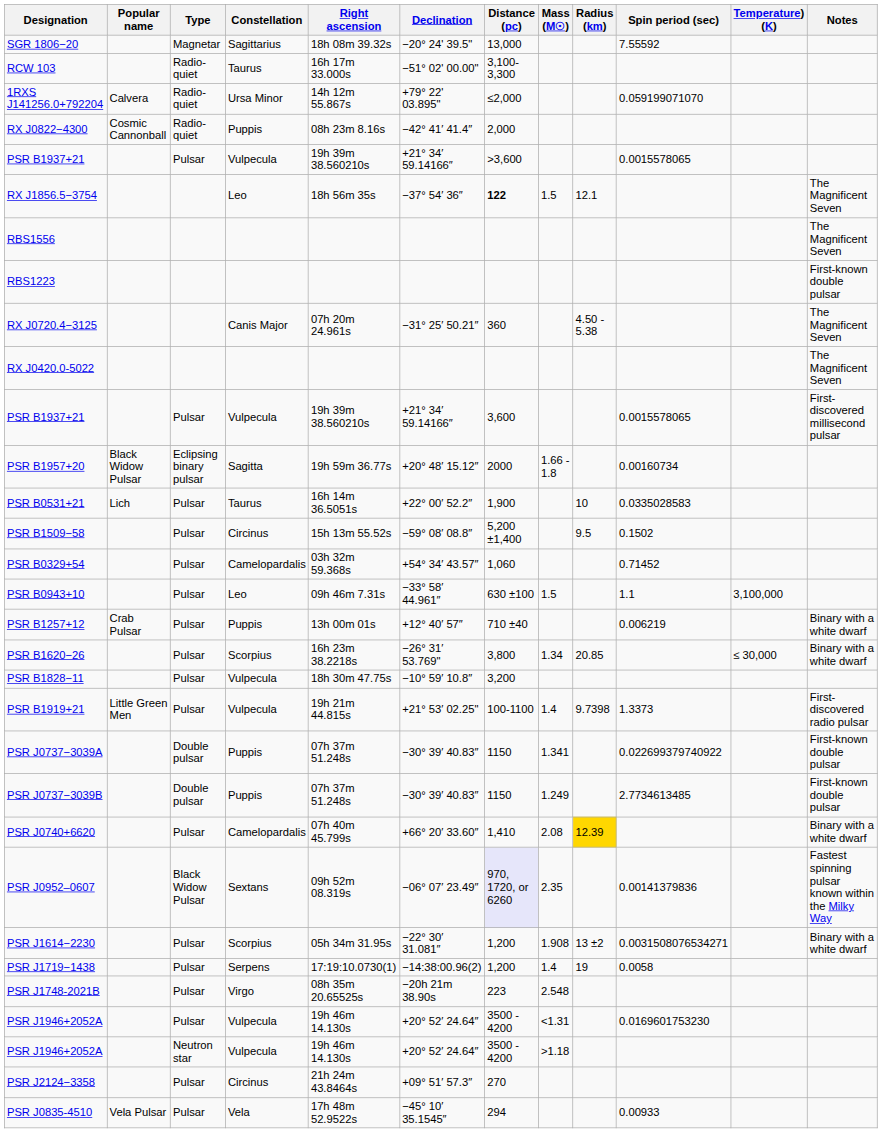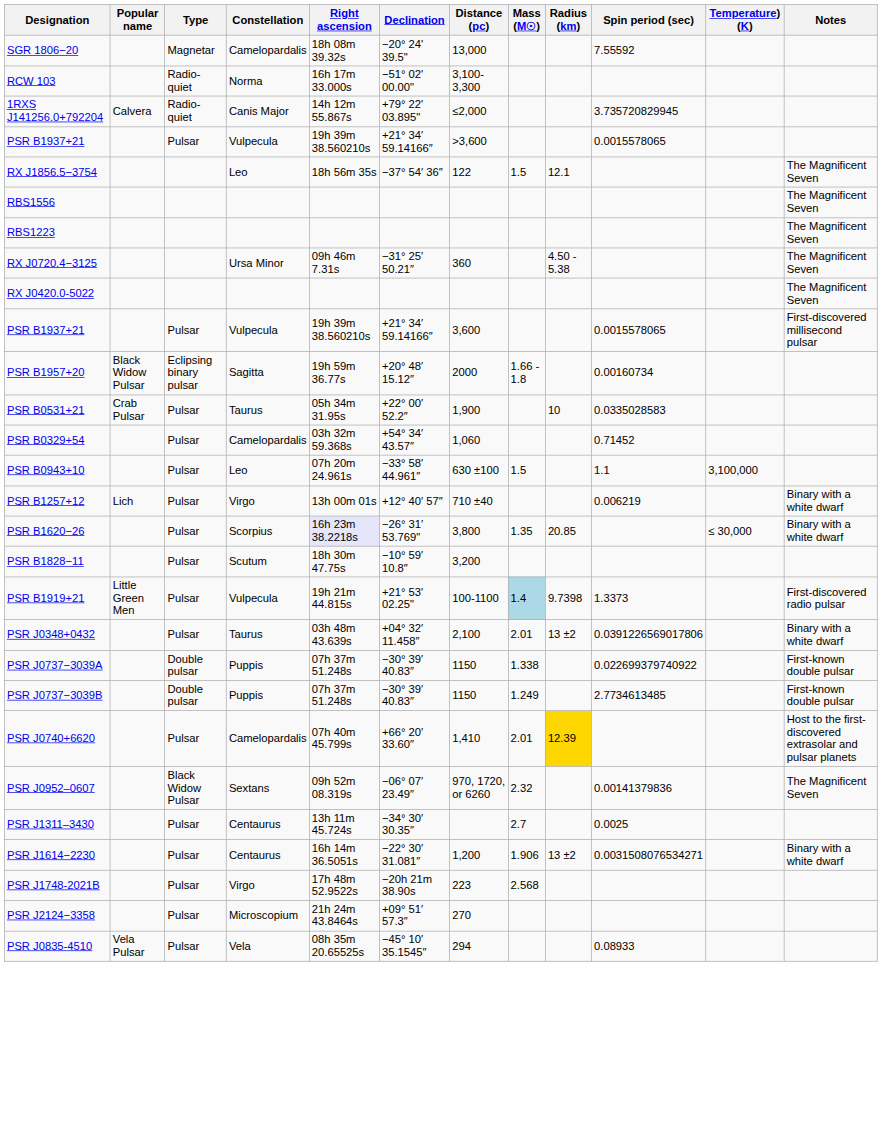(254, 44) Sagittarius -> (268, 50) Camelopardalis
(245, 68) Taurus -> (246, 81) Norma
(255, 98) Ursa Minor -> (259, 111) Canis Major
(661, 98) 0.059199071070 -> (636, 111) 3.735720829945
- row: (47, 129)
(497, 196) bold -> (462, 172) normal
(839, 282) First-known double pulsar -> (827, 232) The Magnificent Seven
(258, 325) Canis Major -> (256, 263) Ursa Minor
(333, 325) 07h 20m 24.961s -> (334, 263) 09h 46m 7.31s
(120, 503) Lich -> (129, 409) Crab Pulsar
(334, 503) 16h 14m 36.5051s -> (334, 409) 05h 34m 31.95s
- row: (46, 533)
(348, 594) 09h 46m 7.31s -> (334, 470) 07h 20m 24.961s
(125, 624) Crab Pulsar -> (123, 501) Lich
(245, 624) Puppis -> (242, 501) Virgo
(334, 655) no background -> (335, 531) lavender background
(552, 655) 1.34 -> (522, 531) 1.35
(252, 679) Vulpecula -> (248, 561) Scutum
(549, 709) no background -> (518, 598) lightblue background
+ row: (51, 635)
(555, 752) 1.341 -> (525, 665) 1.338
(552, 832) 2.08 -> (522, 738) 2.01
(842, 832) Binary with a white dwarf -> (826, 738) Host to the first-discovered extrasolar and pulsar planets
(508, 887) lavender background -> (479, 788) no background
(552, 887) 2.35 -> (522, 788) 2.32
(842, 887) Fastest spinning pulsar known within the Milky Way -> (827, 788) The Magnificent Seven
+ row: (50, 824)
(250, 943) Scorpius -> (255, 855) Centaurus
(351, 943) 05h 34m 31.95s -> (335, 855) 16h 14m 36.5051s
(555, 943) 1.908 -> (525, 855) 1.906
- row: (51, 967)
(337, 991) 08h 35m 20.65525s -> (335, 885) 17h 48m 52.9522s
(555, 991) 2.548 -> (525, 885) 2.568
- row: (55, 1021)
- row: (55, 1052)
(248, 1082) Circinus -> (263, 915) Microscopium
(334, 1112) 17h 48m 52.9522s -> (338, 946) 08h 35m 20.65525s
(639, 1112) 0.00933 -> (614, 946) 0.08933
